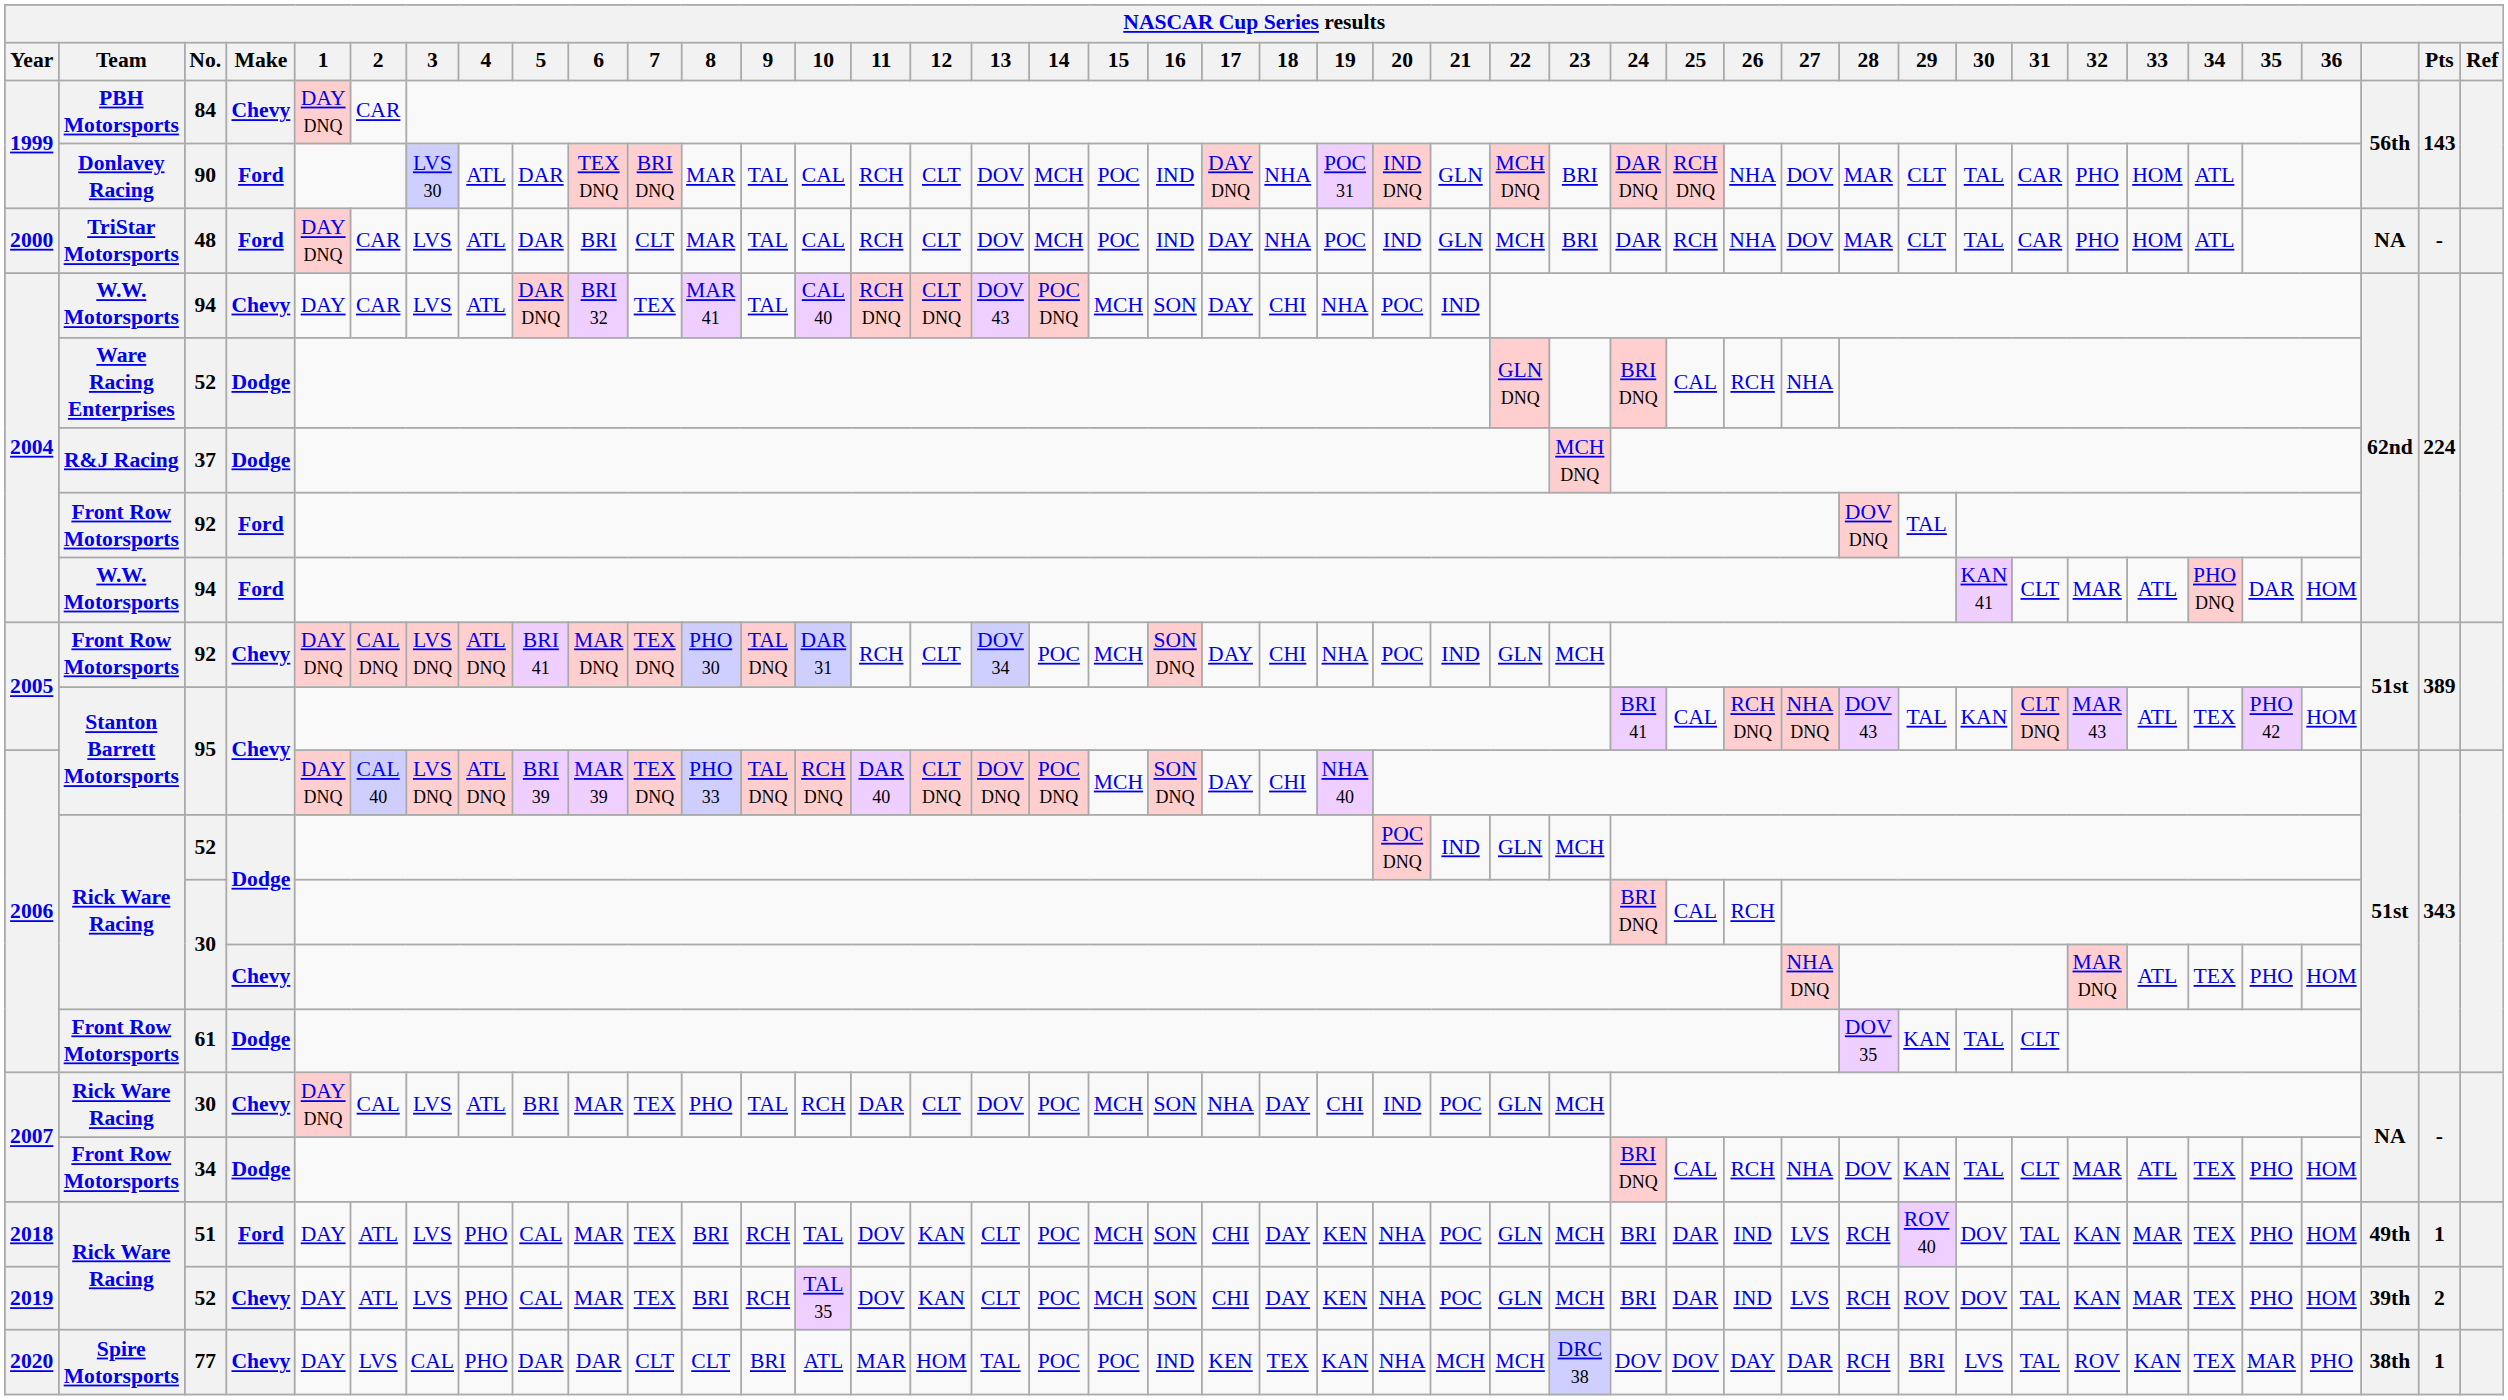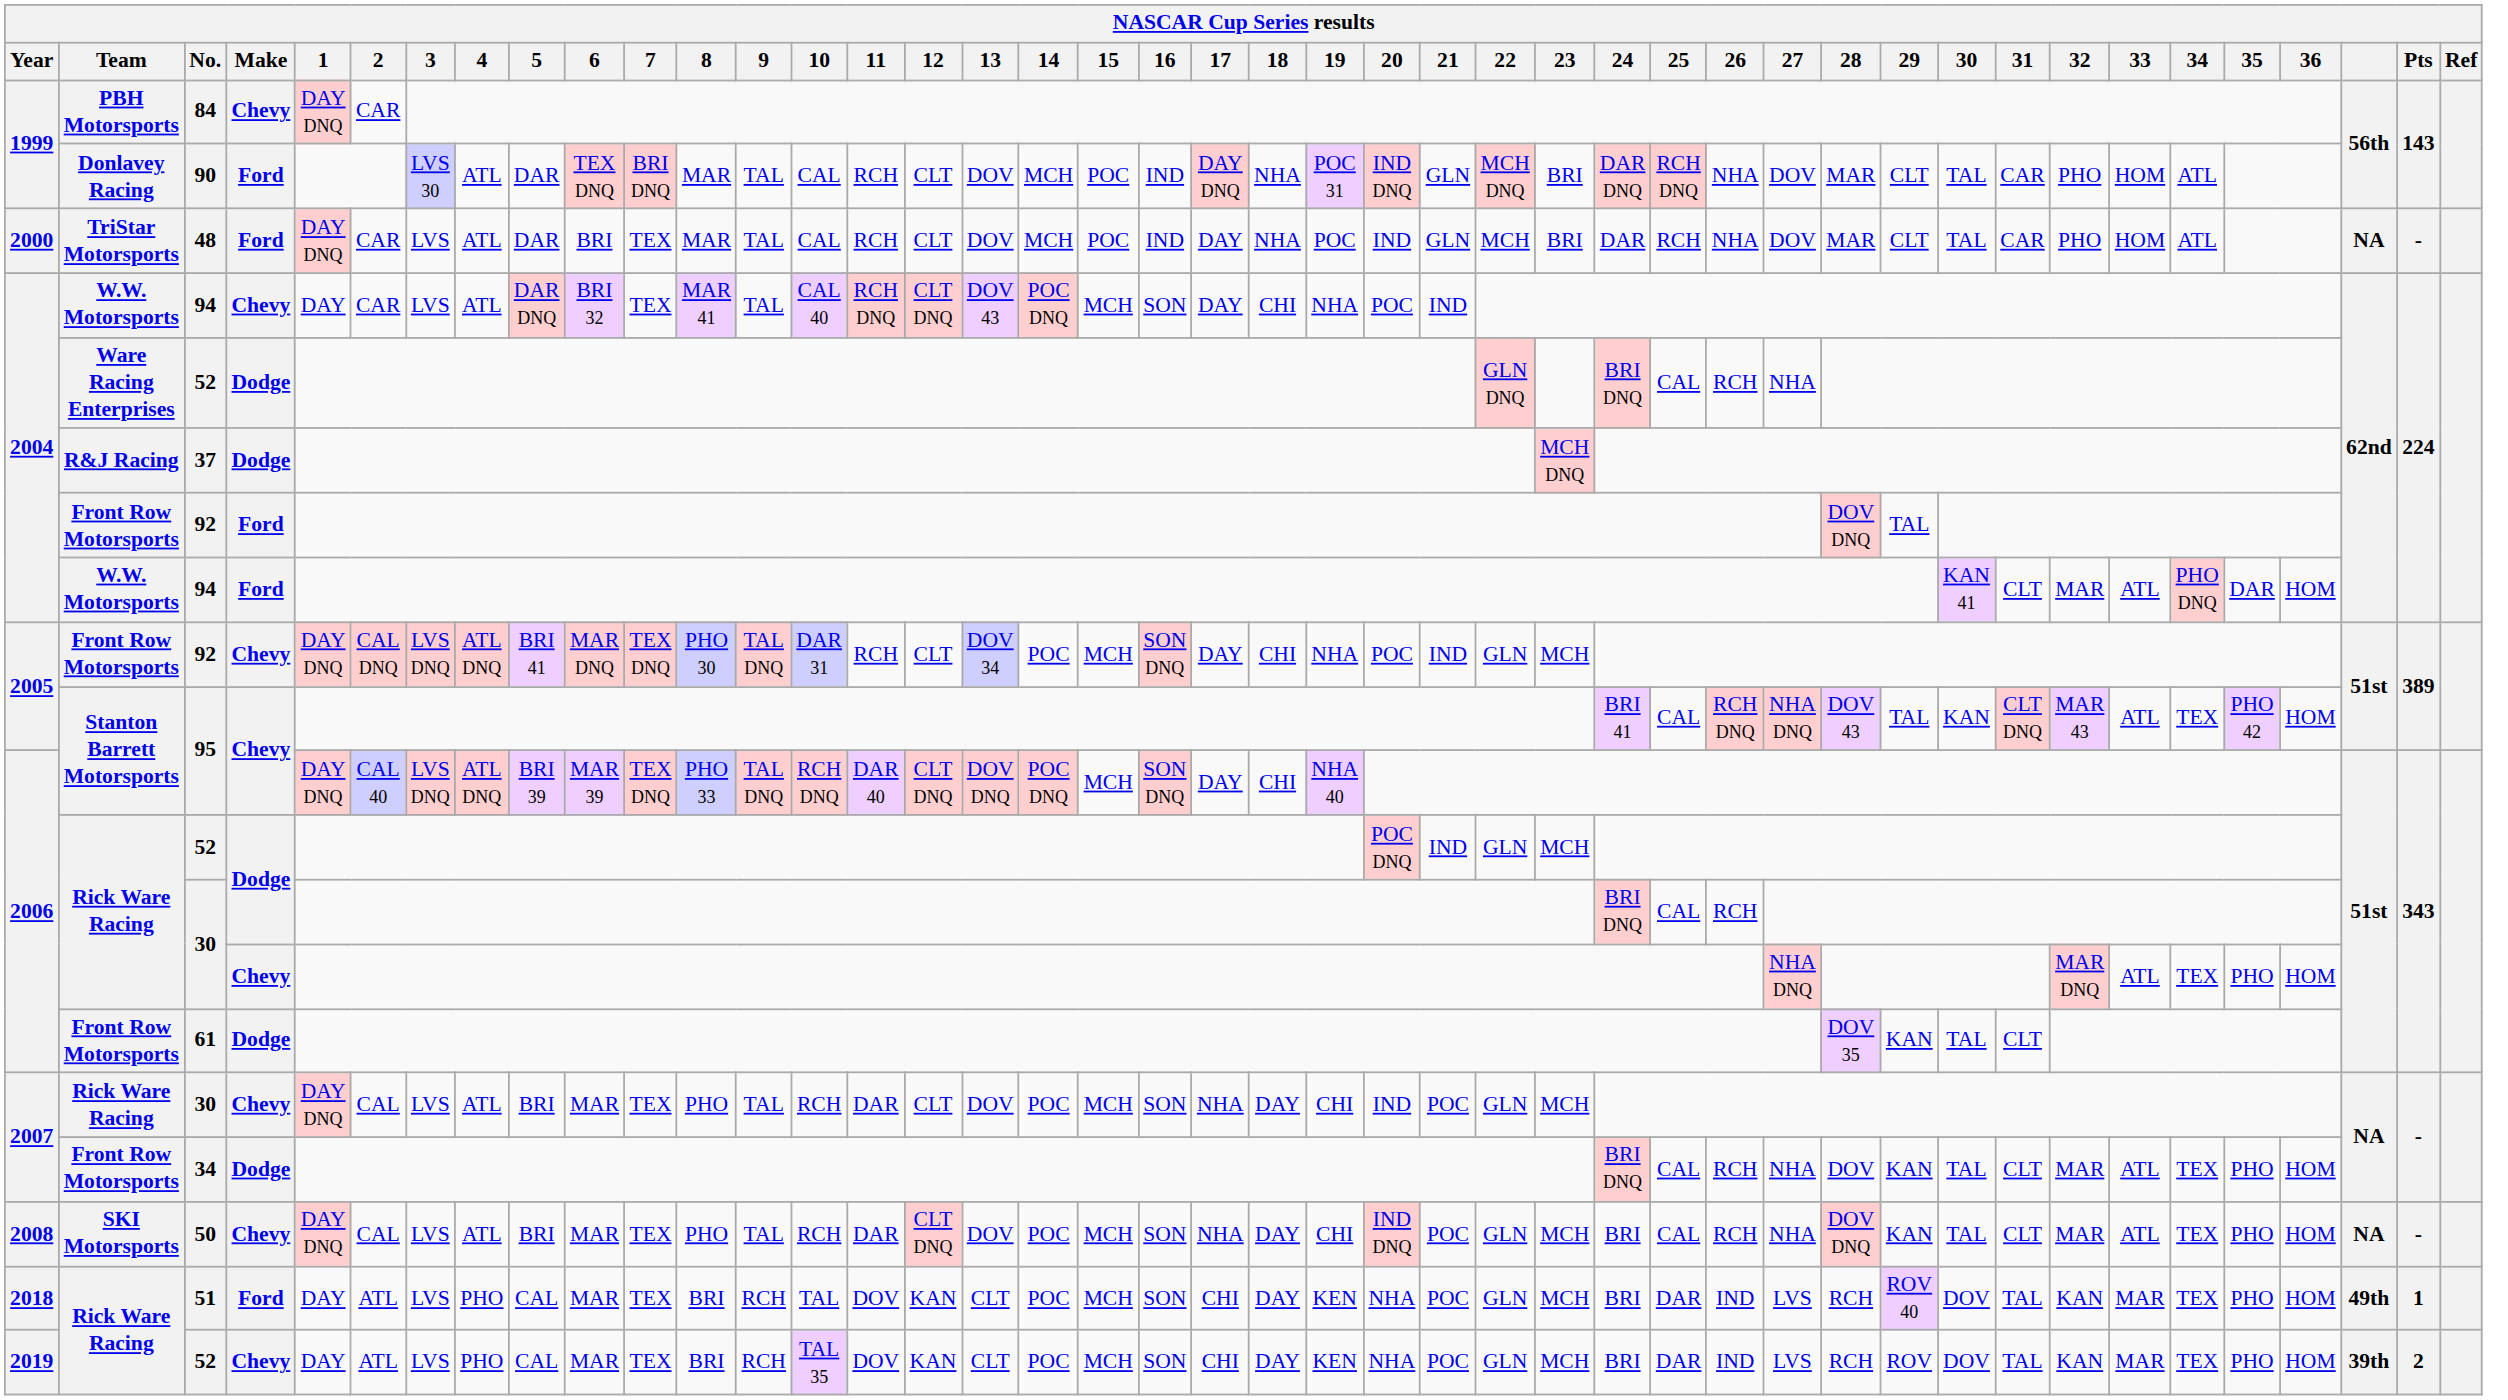(655, 240) CLT -> (650, 240) TEX
+ row: (32, 1233)
- row: (32, 1362)
